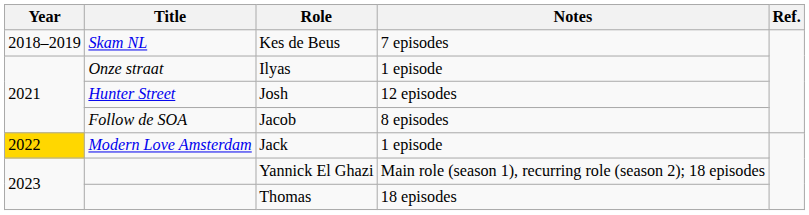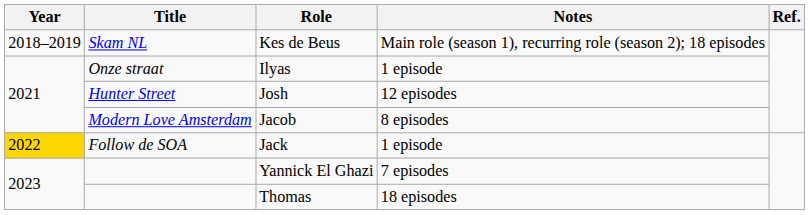(415, 42) 7 episodes -> (573, 42) Main role (season 1), recurring role (season 2); 18 episodes
(138, 119) Follow de SOA -> (170, 119) Modern Love Amsterdam
(170, 145) Modern Love Amsterdam -> (138, 145) Follow de SOA
(573, 171) Main role (season 1), recurring role (season 2); 18 episodes -> (415, 171) 7 episodes
